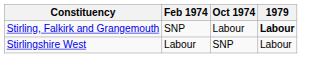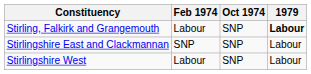(174, 28) SNP -> (190, 28) Labour
(228, 28) Labour -> (233, 28) SNP
+ row: (88, 45)
